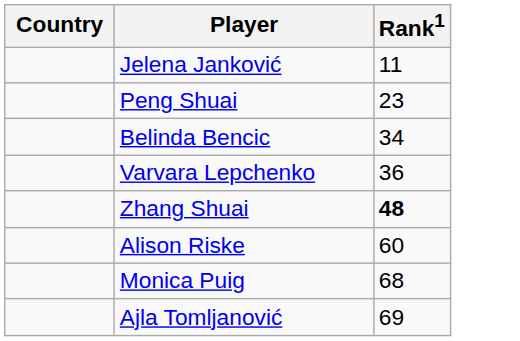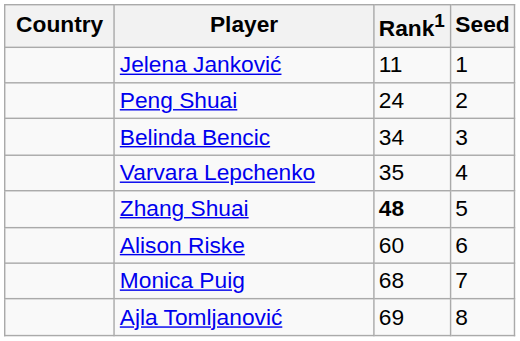+ column: (483, 25)
(391, 100) 23 -> (391, 100) 24
(391, 172) 36 -> (391, 172) 35
